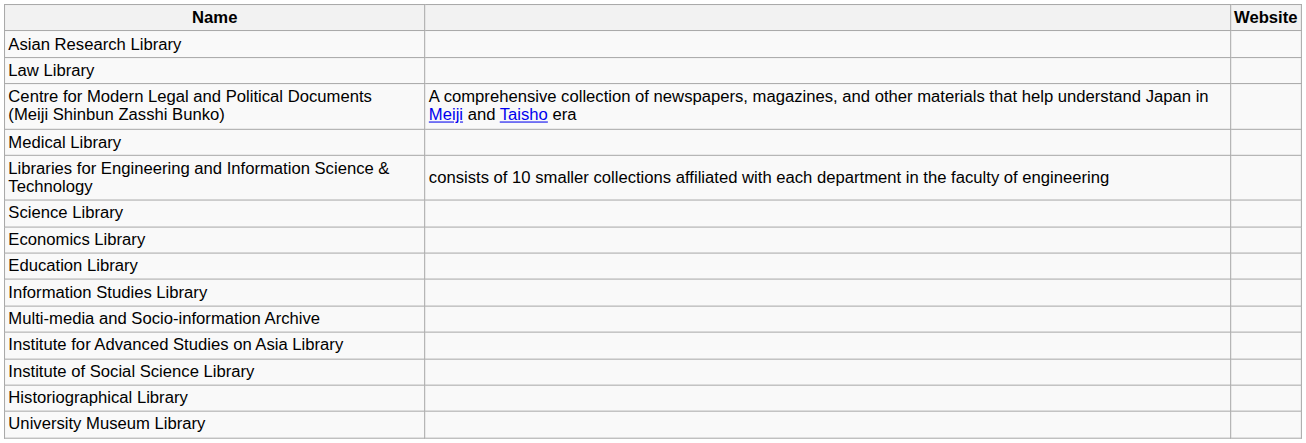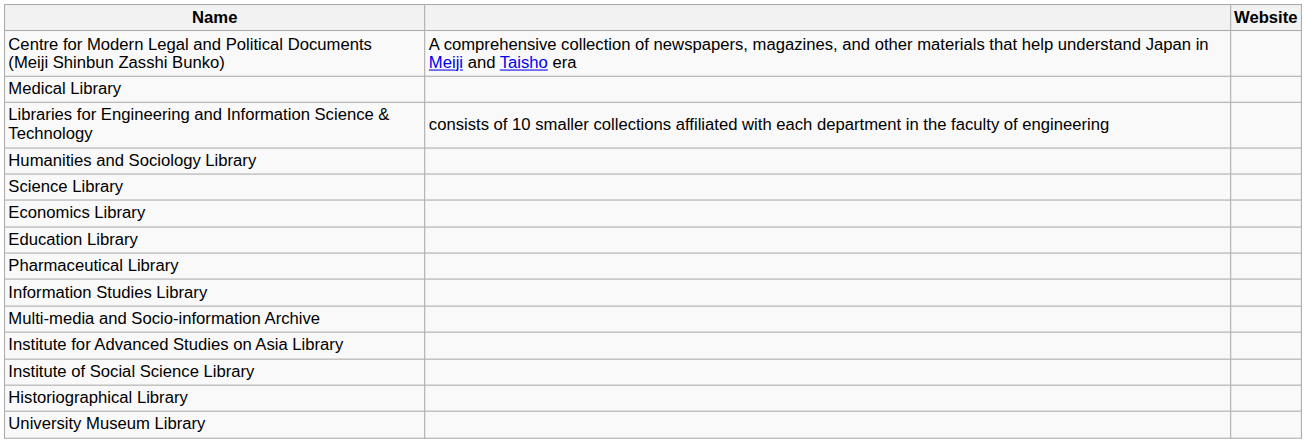- row: (95, 44)
- row: (51, 70)
+ row: (132, 160)
+ row: (93, 266)
